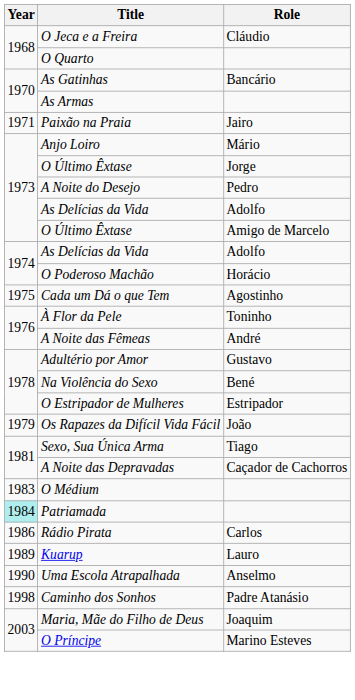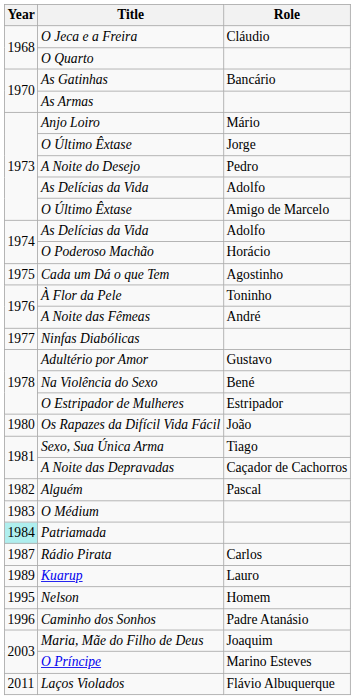- row: (86, 123)
+ row: (90, 338)
(21, 425) 1979 -> (21, 425) 1980
+ row: (62, 489)
(21, 532) 1986 -> (21, 554) 1987
- row: (110, 576)
+ row: (60, 597)
(21, 597) 1998 -> (21, 619) 1996
+ row: (83, 683)
